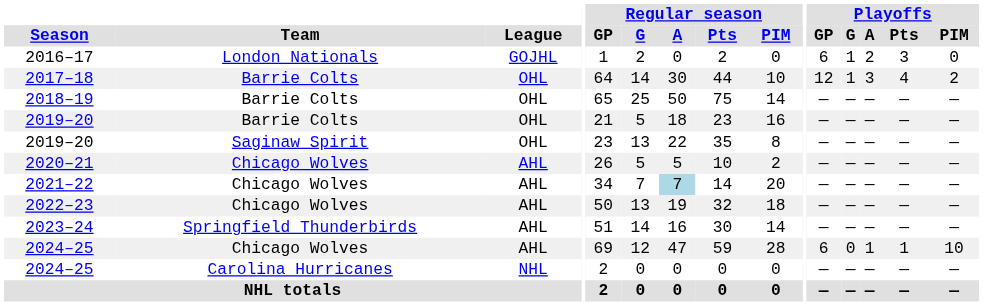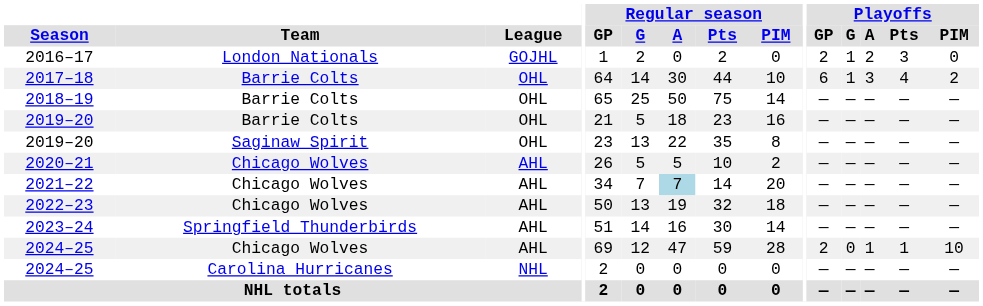(824, 57) 6 -> (824, 57) 2
(824, 78) 12 -> (824, 78) 6
(824, 248) 6 -> (824, 248) 2
